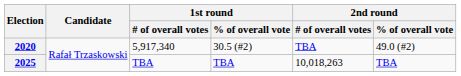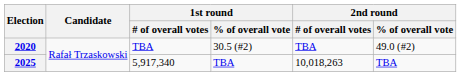(153, 46) 5,917,340 -> (143, 46) TBA
(143, 63) TBA -> (153, 63) 5,917,340
